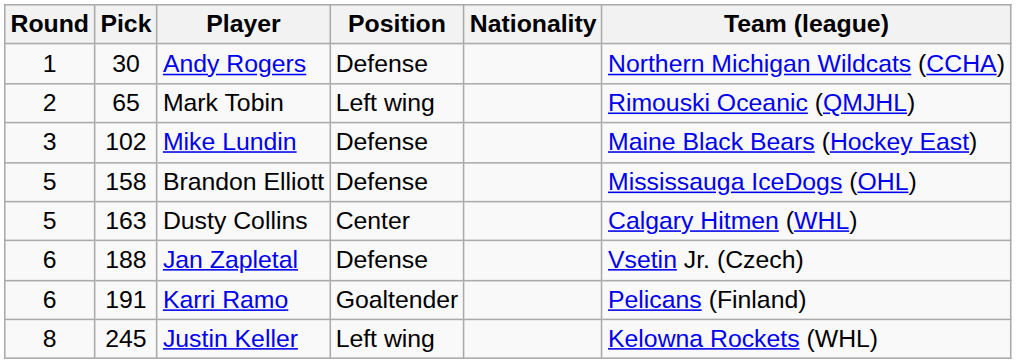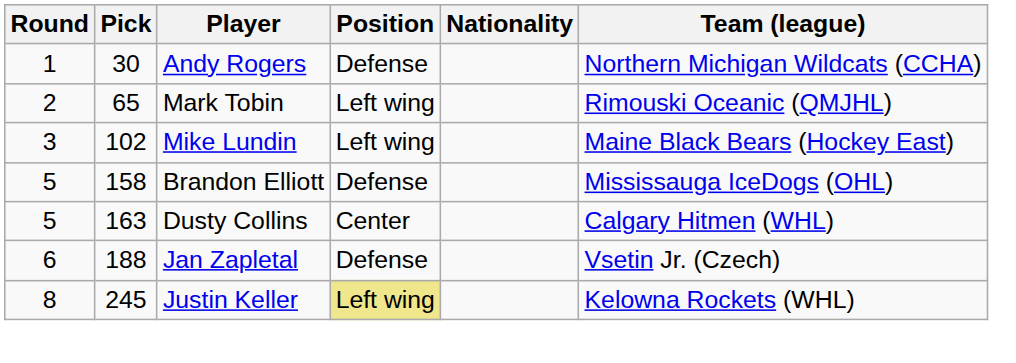(382, 142) Defense -> (385, 142) Left wing
- row: (226, 299)
(385, 338) no background -> (385, 299) khaki background
